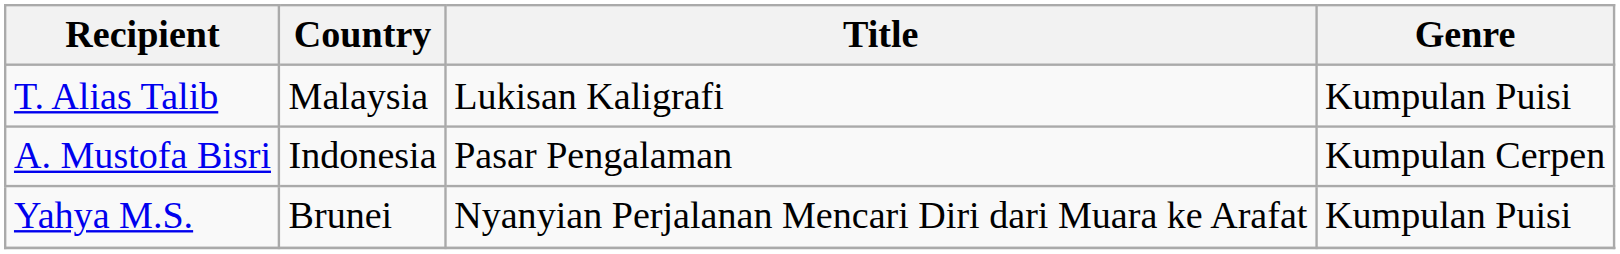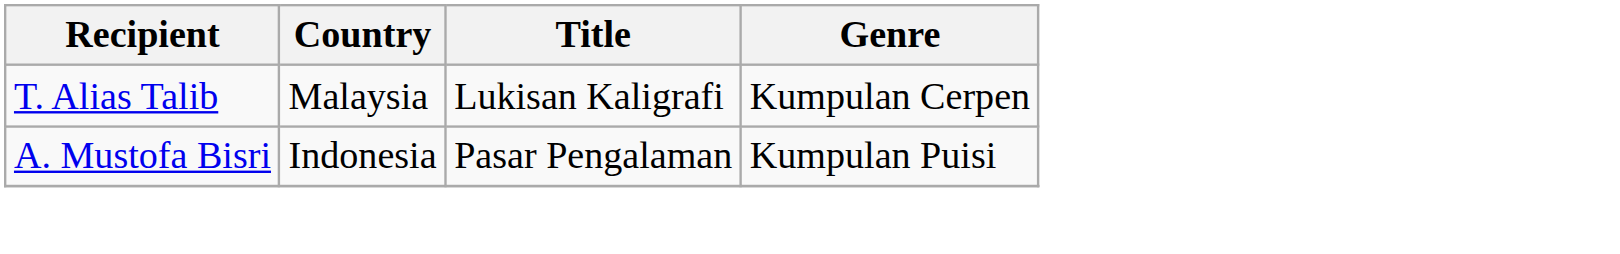(1448, 95) Kumpulan Puisi -> (890, 95) Kumpulan Cerpen
(1465, 155) Kumpulan Cerpen -> (873, 155) Kumpulan Puisi
- row: (104, 215)
